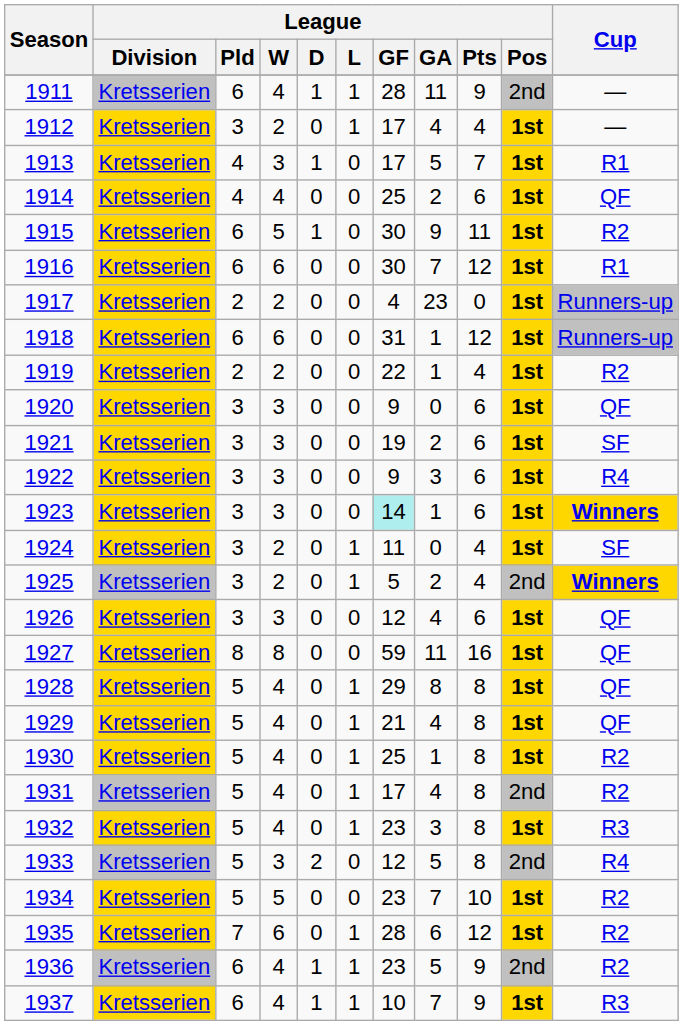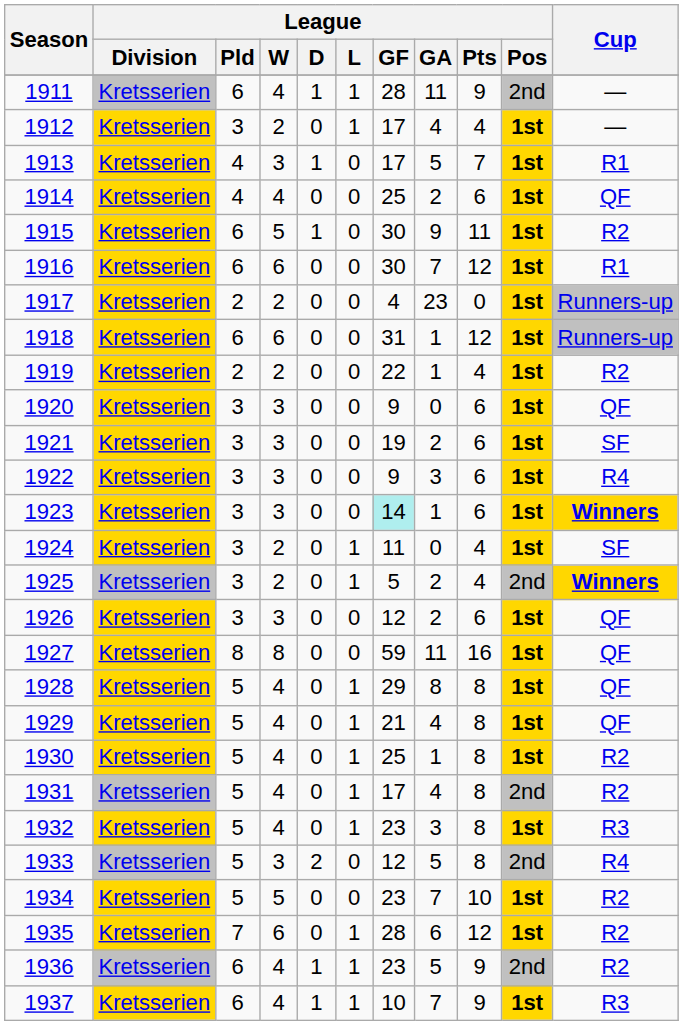(436, 617) 4 -> (436, 617) 2
